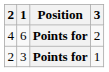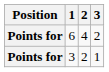columns swapped: (60, 14) <-> (11, 14)
